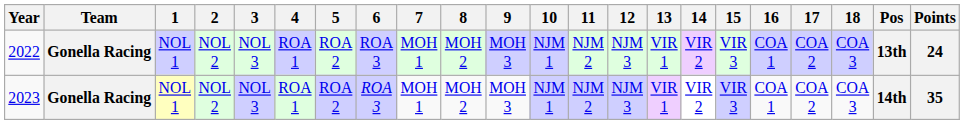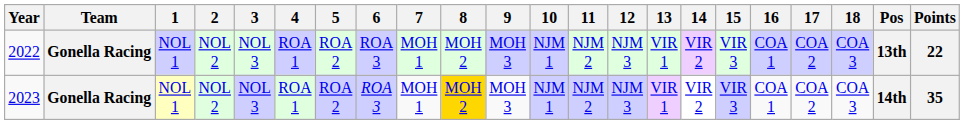(935, 52) 24 -> (935, 52) 22
(463, 97) no background -> (463, 97) gold background
